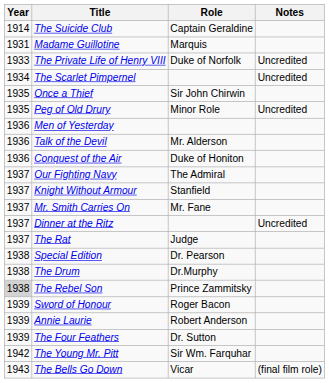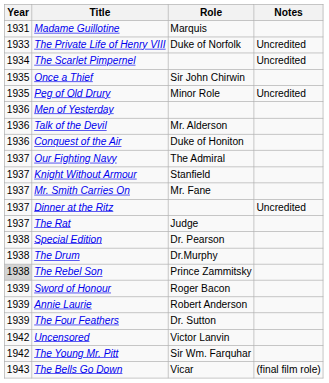- row: (73, 28)
+ row: (62, 337)
